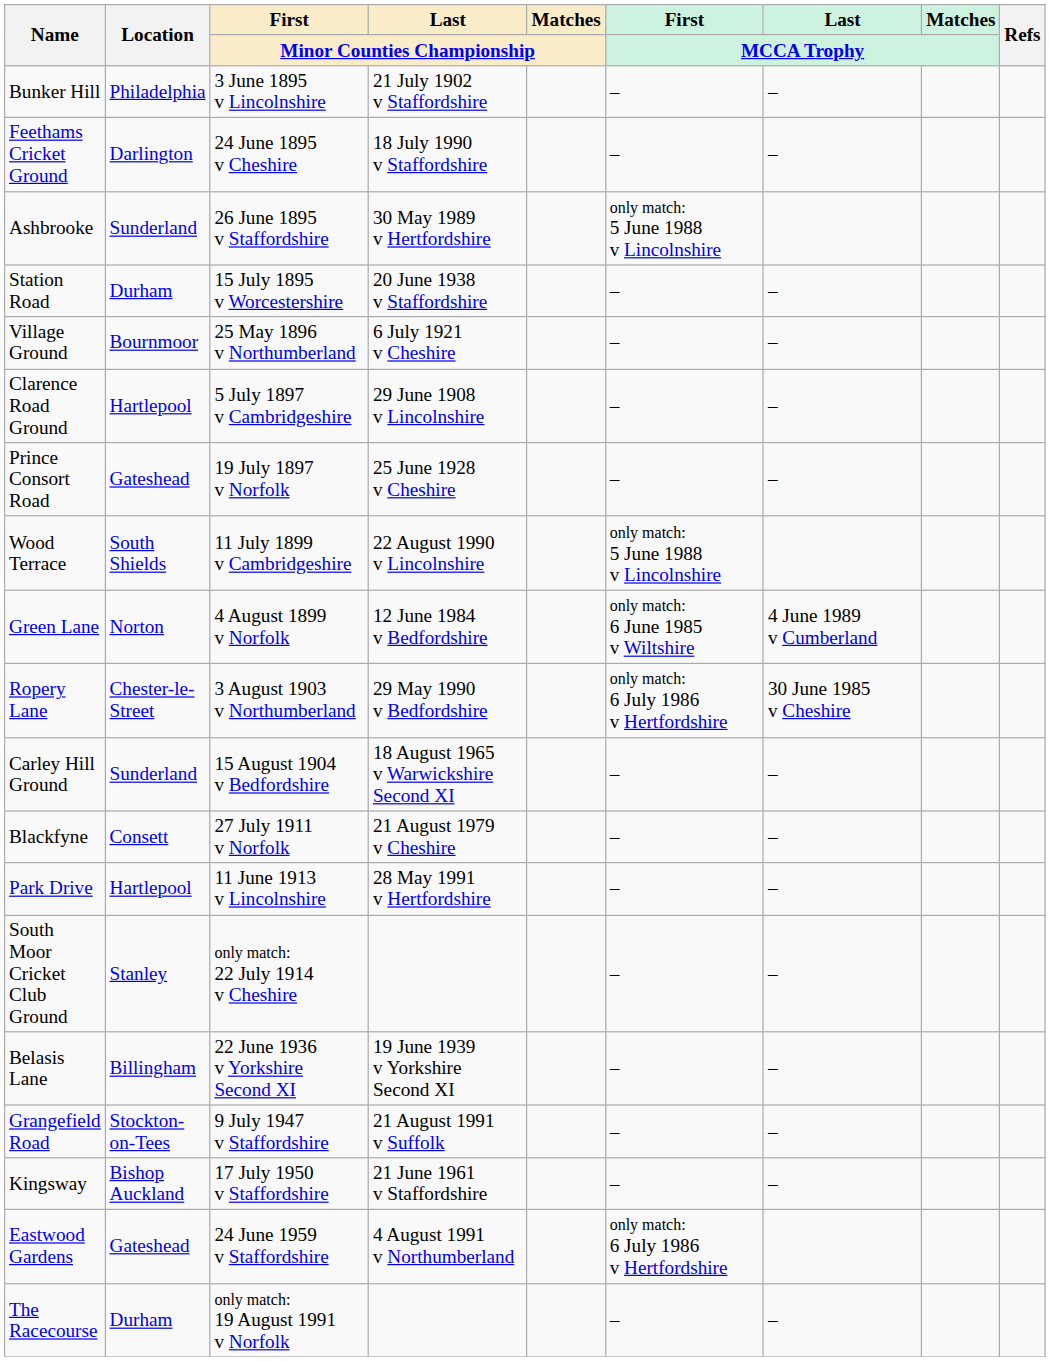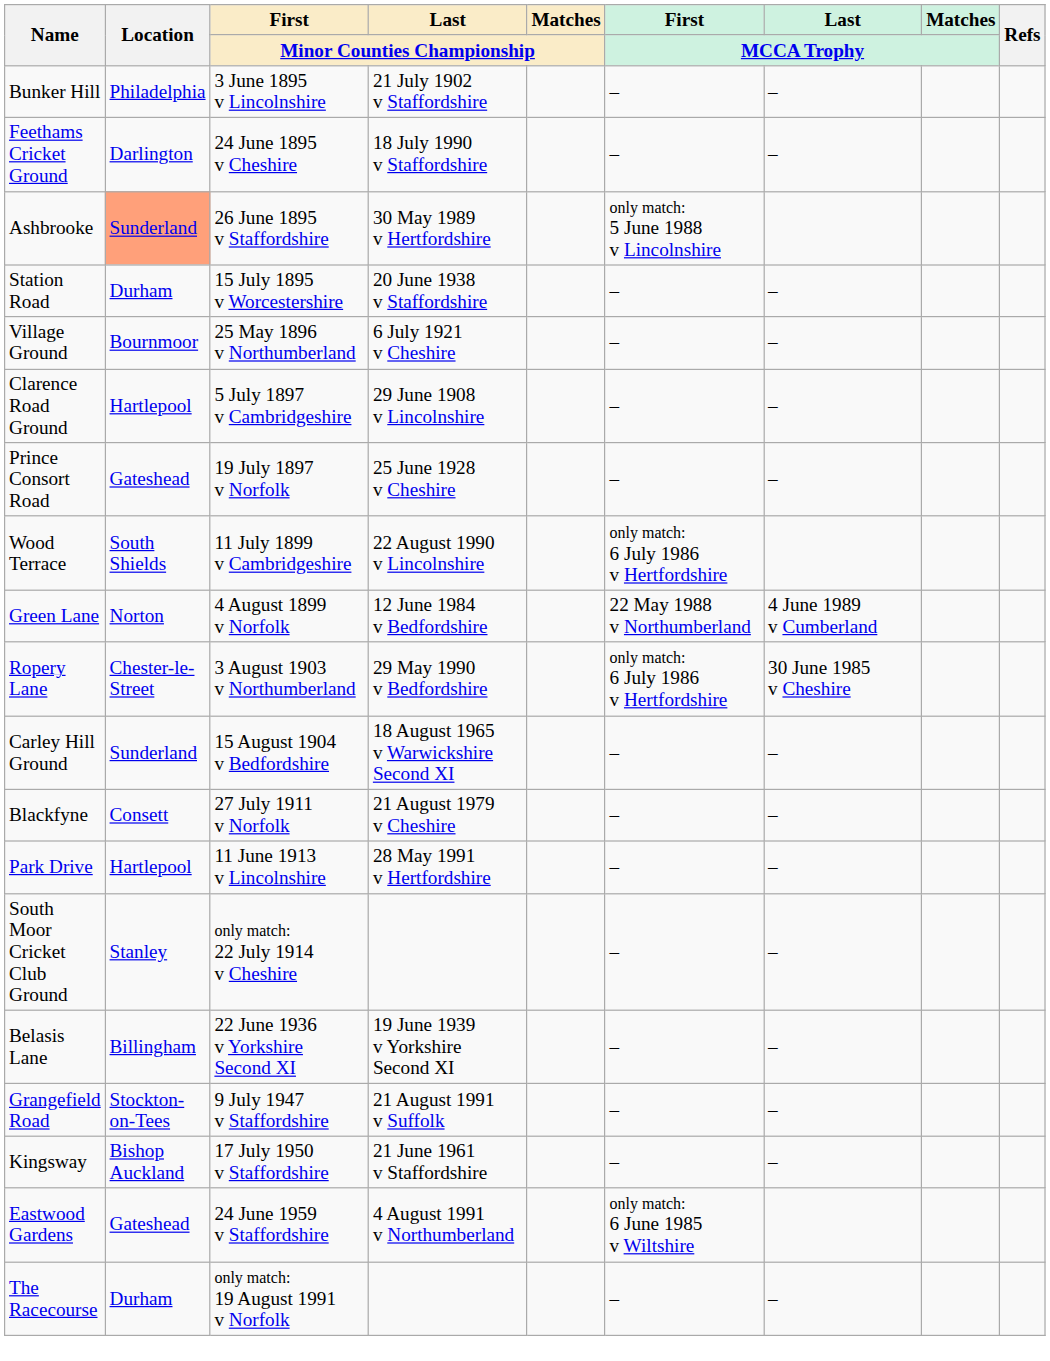(153, 227) no background -> (153, 227) lightsalmon background
(665, 554) only match: 5 June 1988 v Lincolnshire -> (668, 554) only match: 6 July 1986 v Hertfordshire
(656, 627) only match: 6 June 1985 v Wiltshire -> (680, 615) 22 May 1988 v Northumberland
(669, 1247) only match: 6 July 1986 v Hertfordshire -> (656, 1225) only match: 6 June 1985 v Wiltshire
